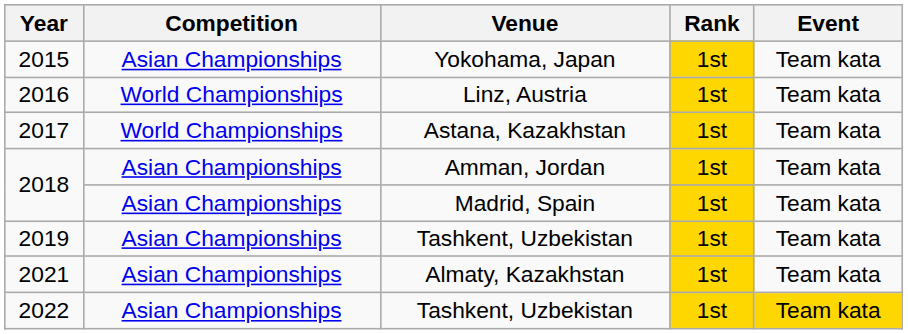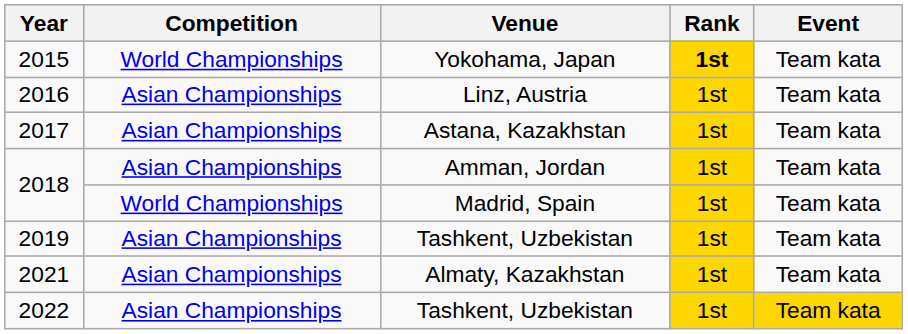(232, 59) Asian Championships -> (232, 59) World Championships
(712, 59) normal -> (712, 59) bold
(232, 95) World Championships -> (232, 95) Asian Championships
(232, 131) World Championships -> (232, 131) Asian Championships
(232, 203) Asian Championships -> (232, 203) World Championships
